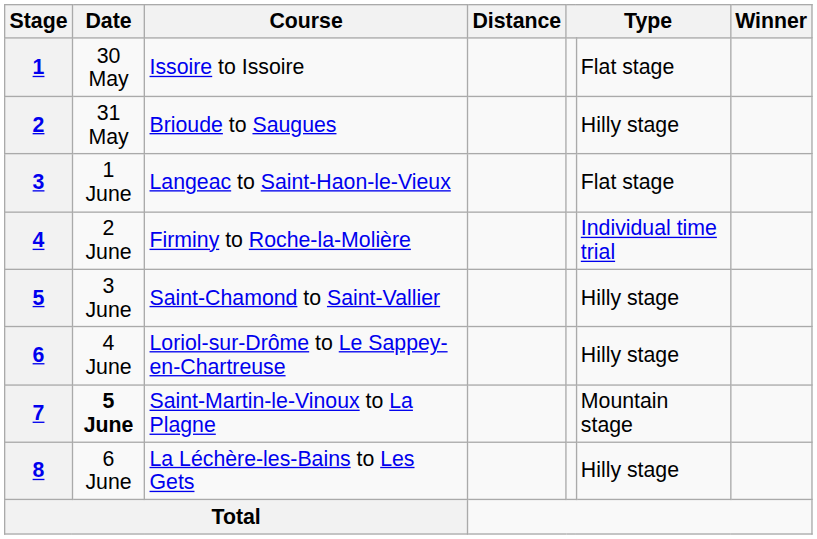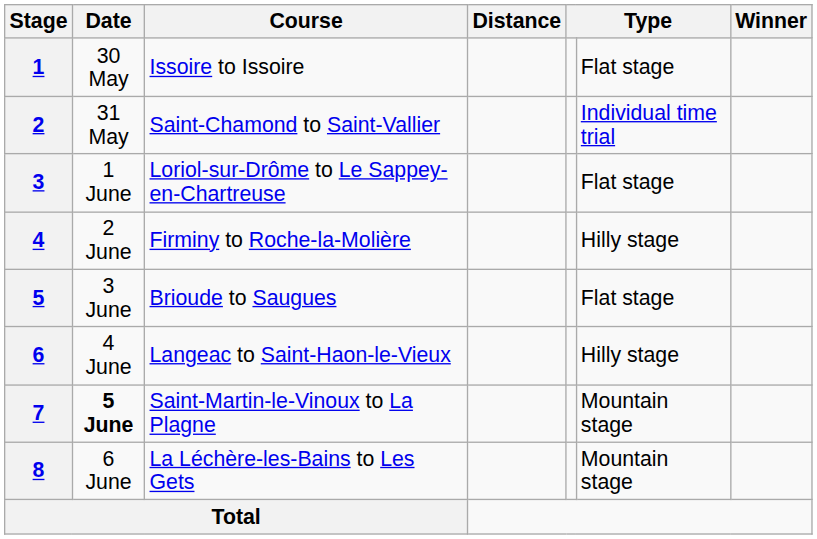(243, 124) Brioude to Saugues -> (295, 124) Saint-Chamond to Saint-Vallier
(630, 124) Hilly stage -> (649, 124) Individual time trial
(300, 182) Langeac to Saint-Haon-le-Vieux -> (299, 182) Loriol-sur-Drôme to Le Sappey-en-Chartreuse
(649, 240) Individual time trial -> (630, 240) Hilly stage
(295, 297) Saint-Chamond to Saint-Vallier -> (243, 297) Brioude to Saugues
(630, 297) Hilly stage -> (628, 297) Flat stage
(299, 355) Loriol-sur-Drôme to Le Sappey-en-Chartreuse -> (300, 355) Langeac to Saint-Haon-le-Vieux
(630, 470) Hilly stage -> (625, 470) Mountain stage
